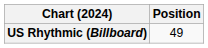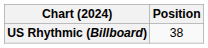(177, 33) 49 -> (177, 33) 38
